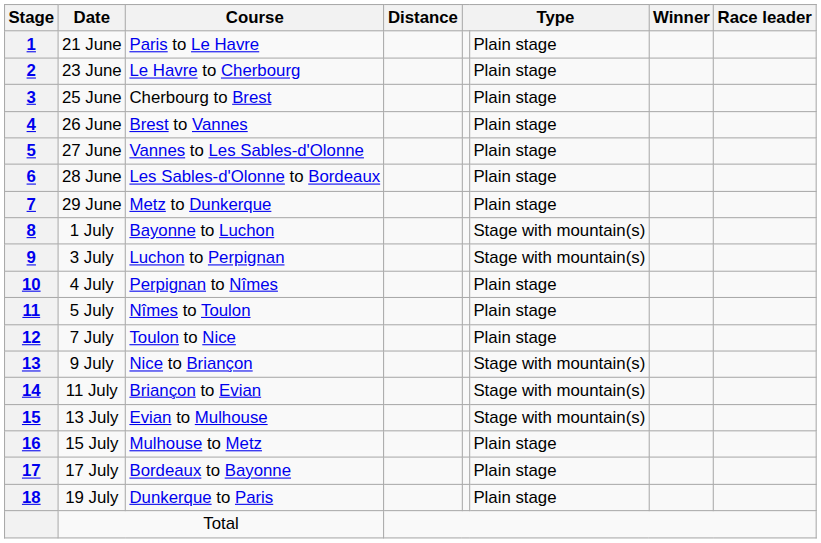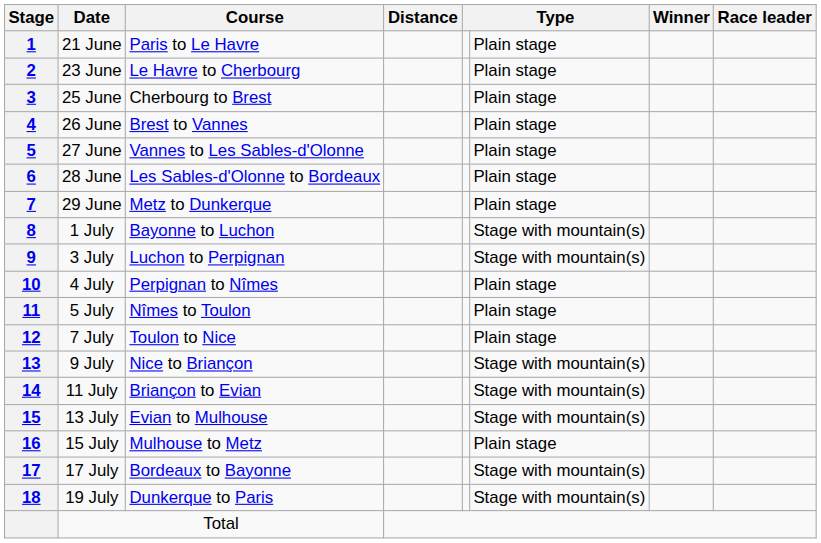(515, 470) Plain stage -> (559, 470) Stage with mountain(s)
(515, 497) Plain stage -> (559, 497) Stage with mountain(s)
